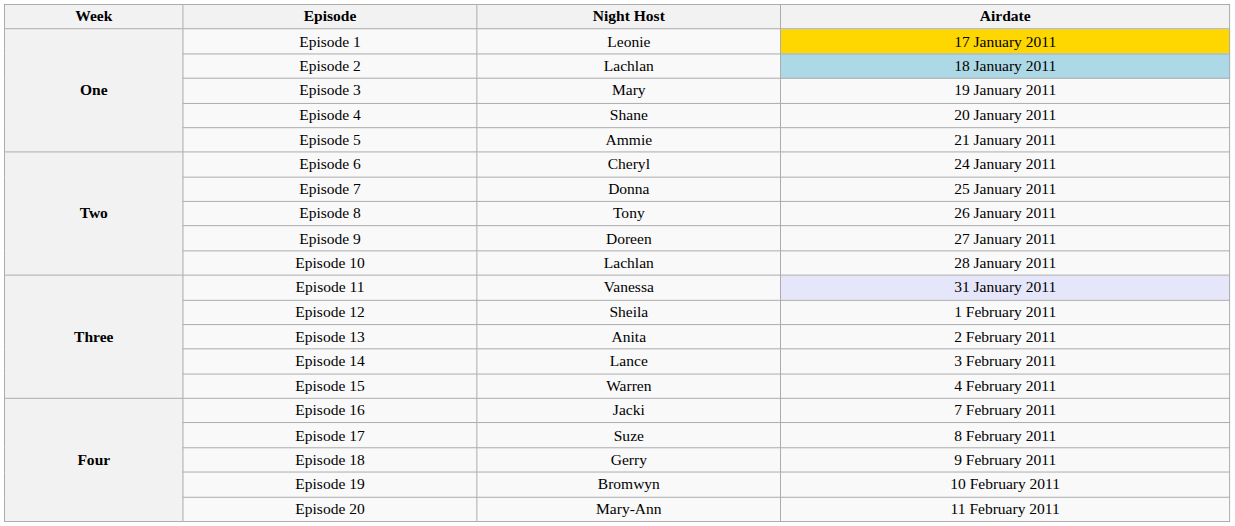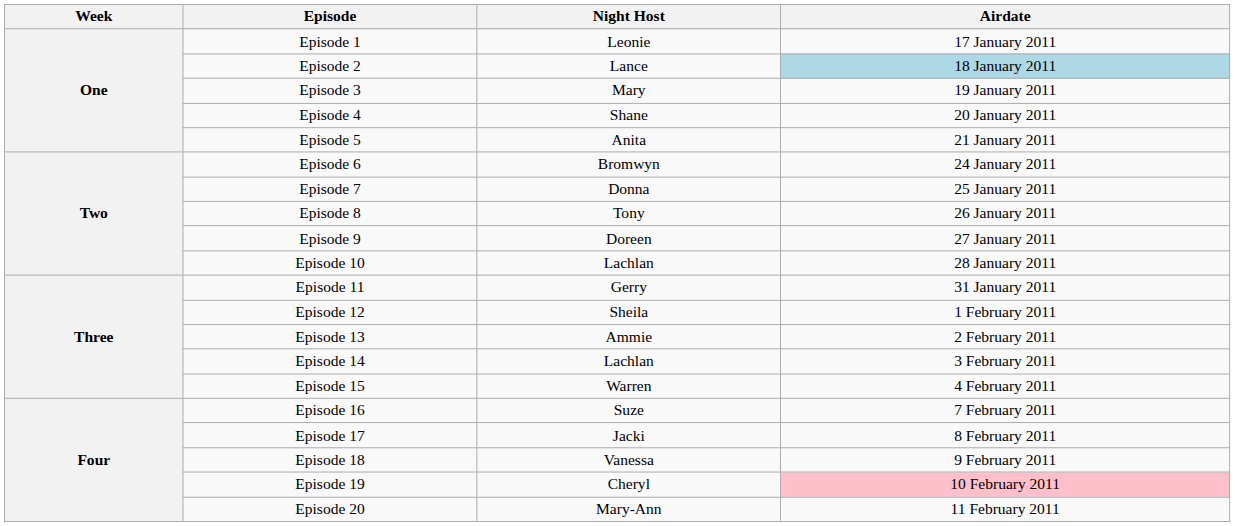(1005, 41) gold background -> (1005, 41) no background
(629, 66) Lachlan -> (629, 66) Lance
(629, 139) Ammie -> (629, 139) Anita
(629, 164) Cheryl -> (629, 164) Bromwyn
(629, 287) Vanessa -> (629, 287) Gerry
(1005, 287) lavender background -> (1005, 287) no background
(629, 336) Anita -> (629, 336) Ammie
(629, 361) Lance -> (629, 361) Lachlan
(629, 410) Jacki -> (629, 410) Suze
(629, 435) Suze -> (629, 435) Jacki
(629, 459) Gerry -> (629, 459) Vanessa
(629, 484) Bromwyn -> (629, 484) Cheryl
(1005, 484) no background -> (1005, 484) pink background
